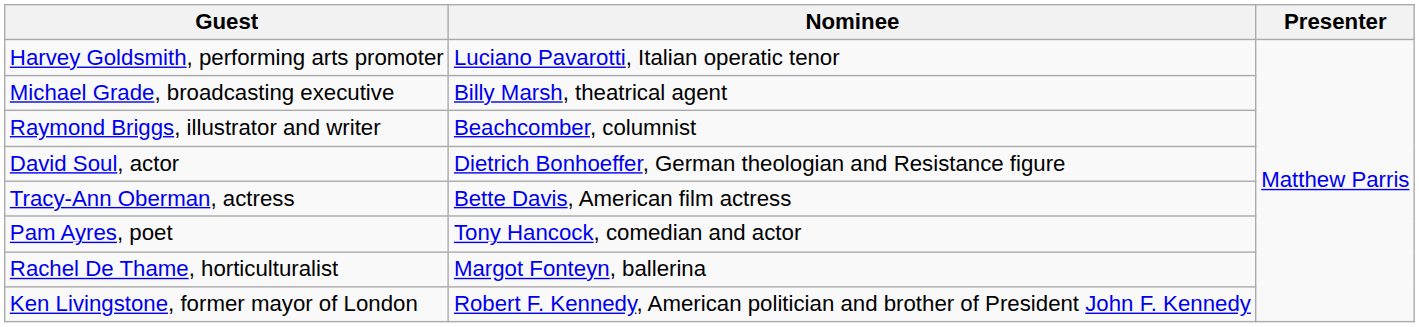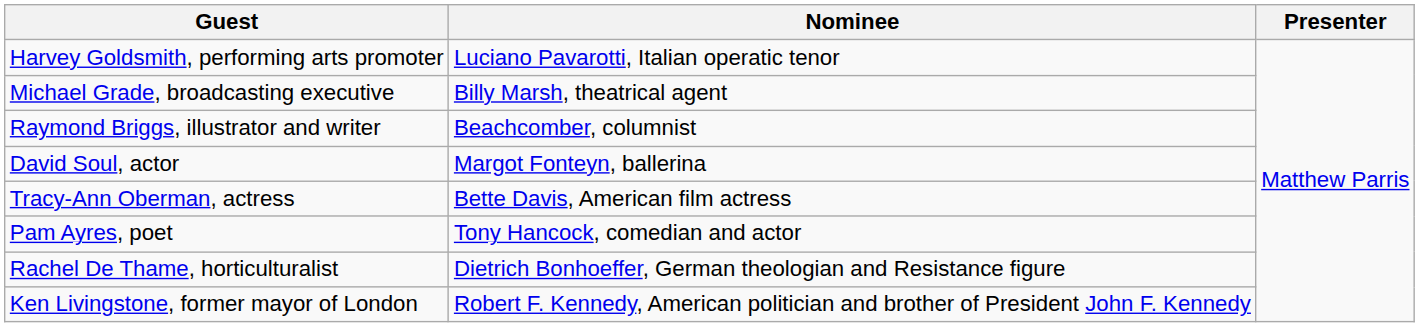(760, 163) Dietrich Bonhoeffer, German theologian and Resistance figure -> (580, 163) Margot Fonteyn, ballerina
(580, 269) Margot Fonteyn, ballerina -> (760, 269) Dietrich Bonhoeffer, German theologian and Resistance figure
